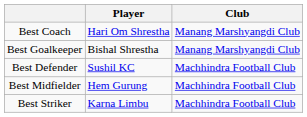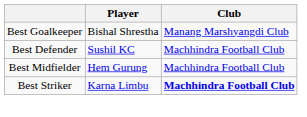- row: (45, 31)
(235, 103) normal -> (229, 85) bold
